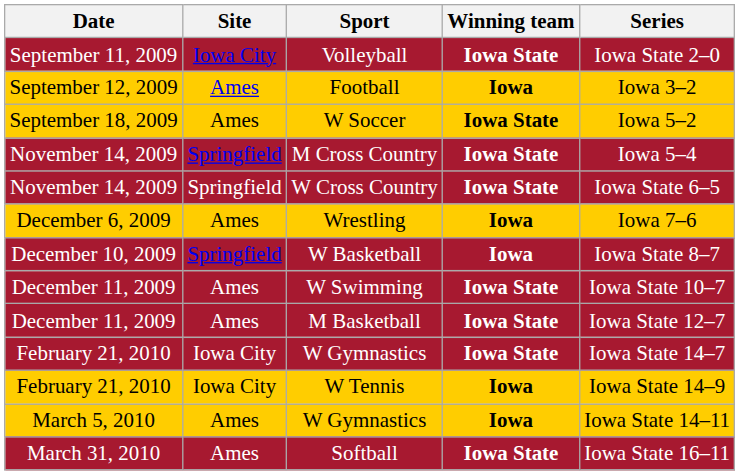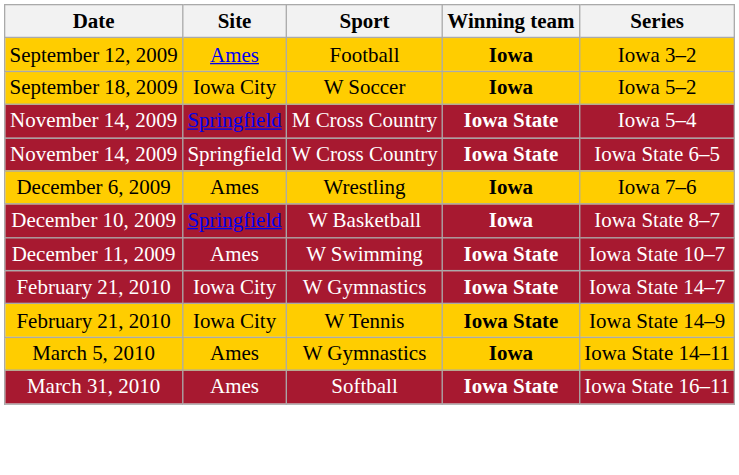- row: (94, 54)
(235, 120) Ames -> (235, 87) Iowa City
(511, 120) Iowa State -> (511, 87) Iowa
- row: (94, 320)
(511, 386) Iowa -> (511, 320) Iowa State
